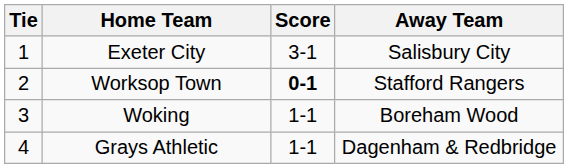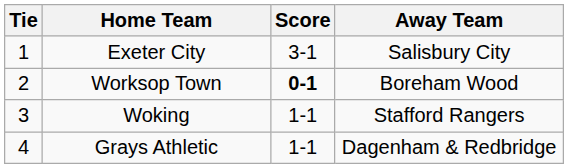(449, 83) Stafford Rangers -> (449, 83) Boreham Wood
(449, 115) Boreham Wood -> (449, 115) Stafford Rangers
